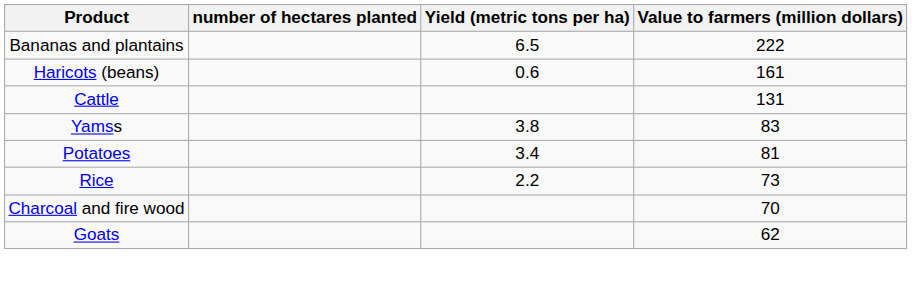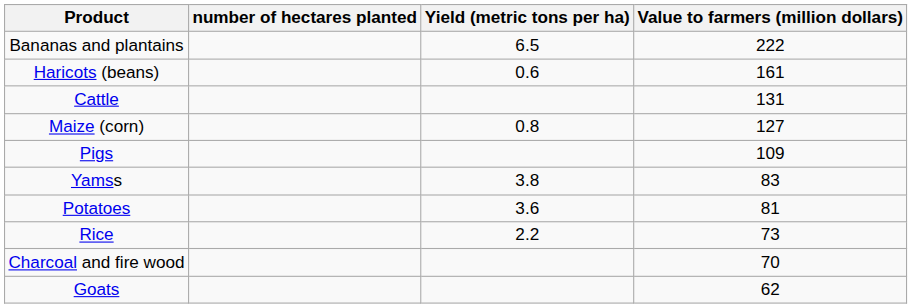+ row: (97, 126)
+ row: (97, 153)
(527, 153) 3.4 -> (527, 208) 3.6
